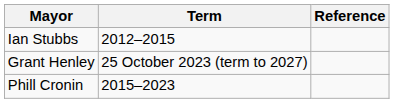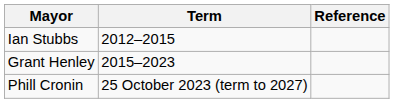(204, 62) 25 October 2023 (term to 2027) -> (138, 62) 2015–2023
(138, 86) 2015–2023 -> (204, 86) 25 October 2023 (term to 2027)
